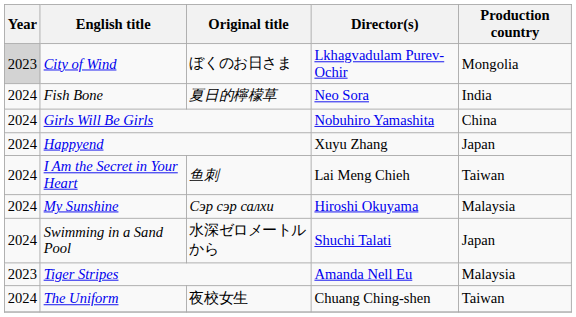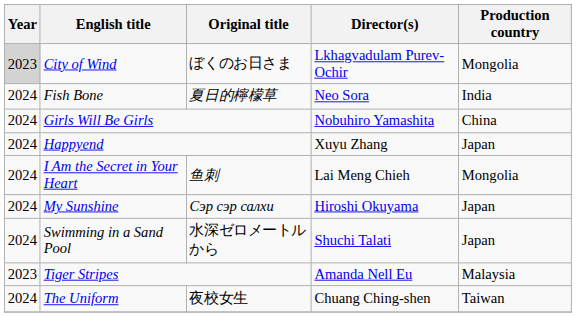(483, 175) Taiwan -> (490, 175) Mongolia
(489, 206) Malaysia -> (478, 206) Japan
